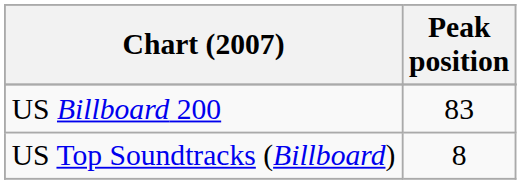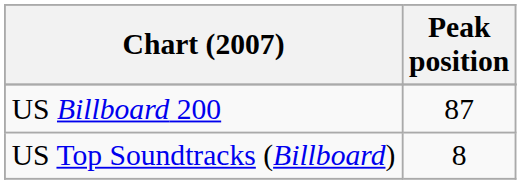(459, 108) 83 -> (459, 108) 87
